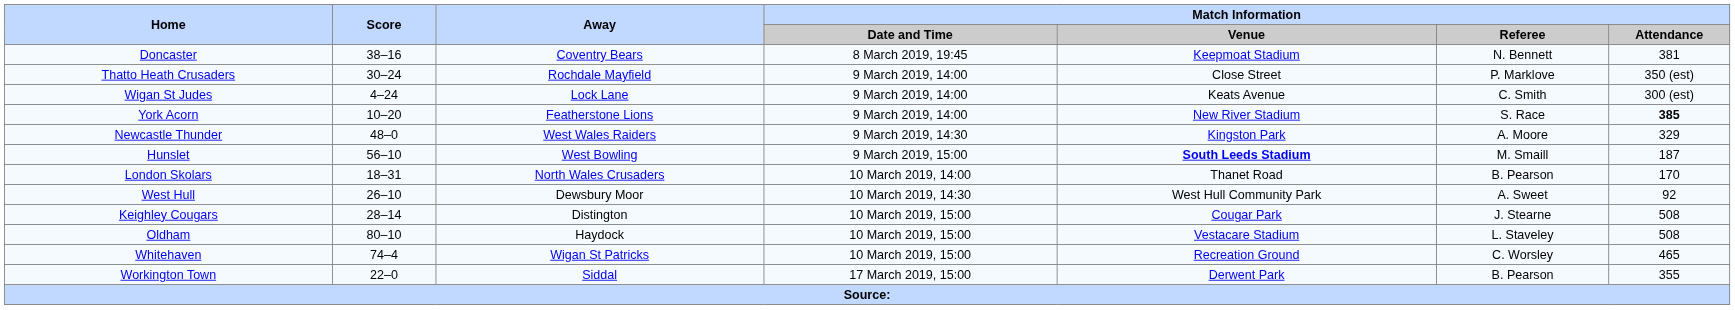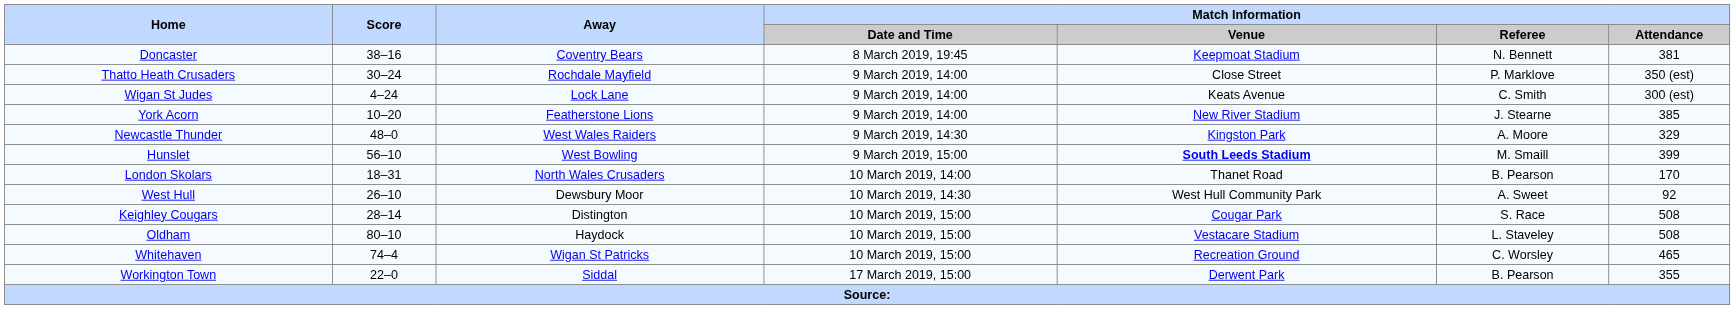(1523, 114) S. Race -> (1523, 114) J. Stearne
(1669, 114) bold -> (1669, 114) normal
(1669, 155) 187 -> (1669, 155) 399
(1523, 215) J. Stearne -> (1523, 215) S. Race
